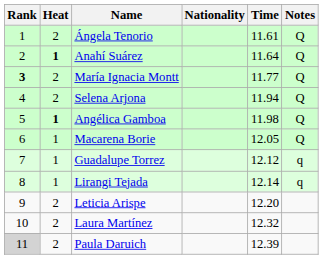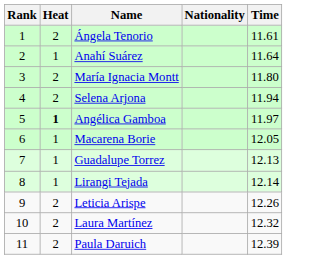- column: (300, 15)
(56, 56) bold -> (56, 56) normal
(22, 77) bold -> (22, 77) normal
(265, 77) 11.77 -> (265, 77) 11.80
(265, 119) 11.98 -> (265, 119) 11.97
(265, 160) 12.12 -> (265, 160) 12.13
(265, 202) 12.20 -> (265, 202) 12.26
(22, 243) lightgrey background -> (22, 243) no background
